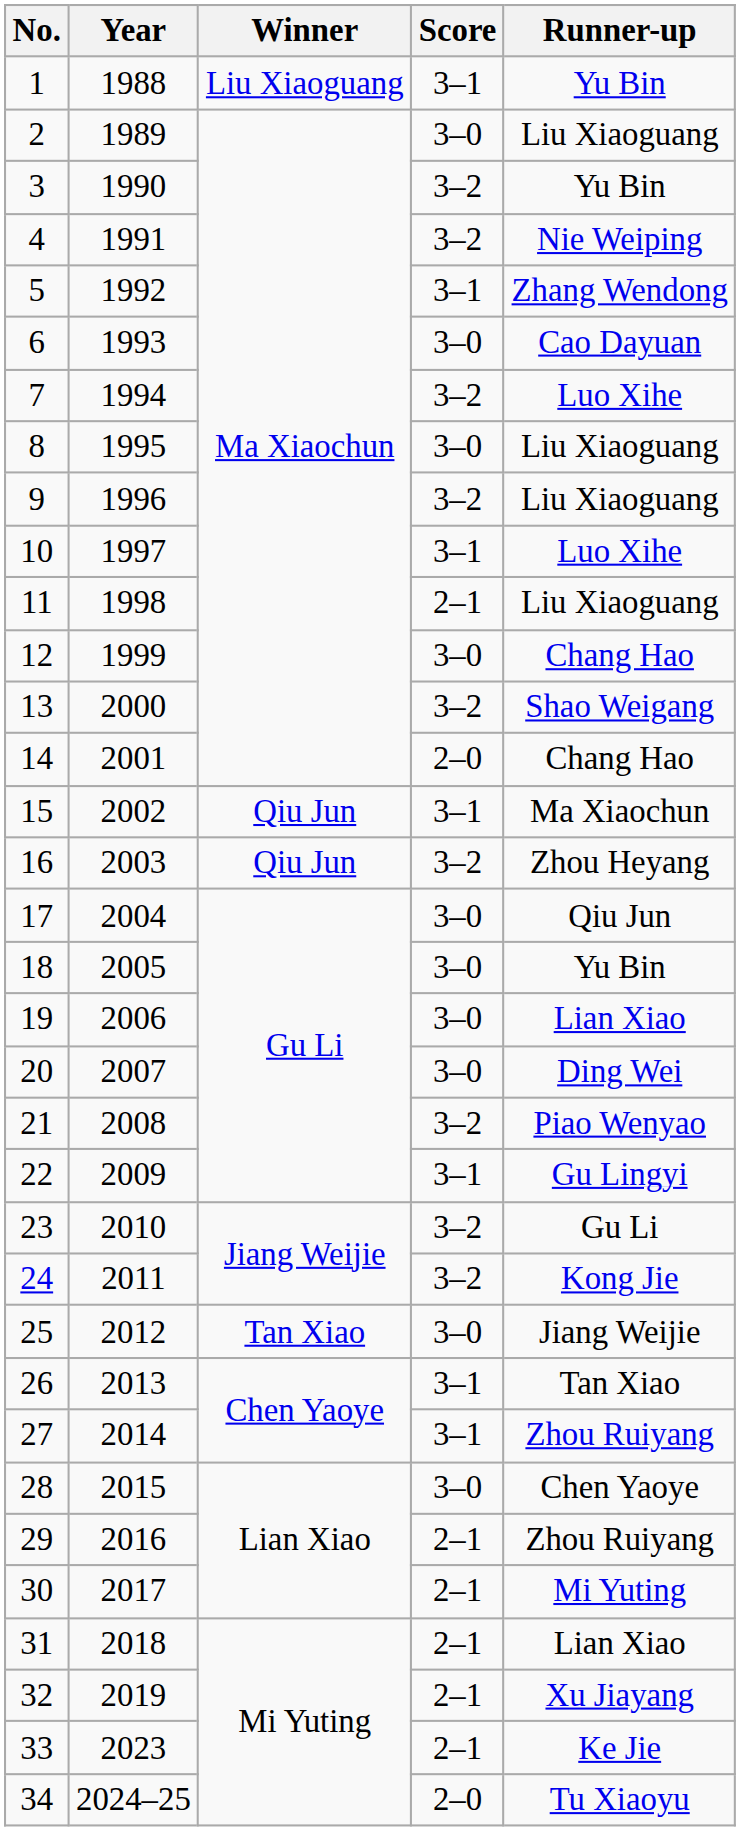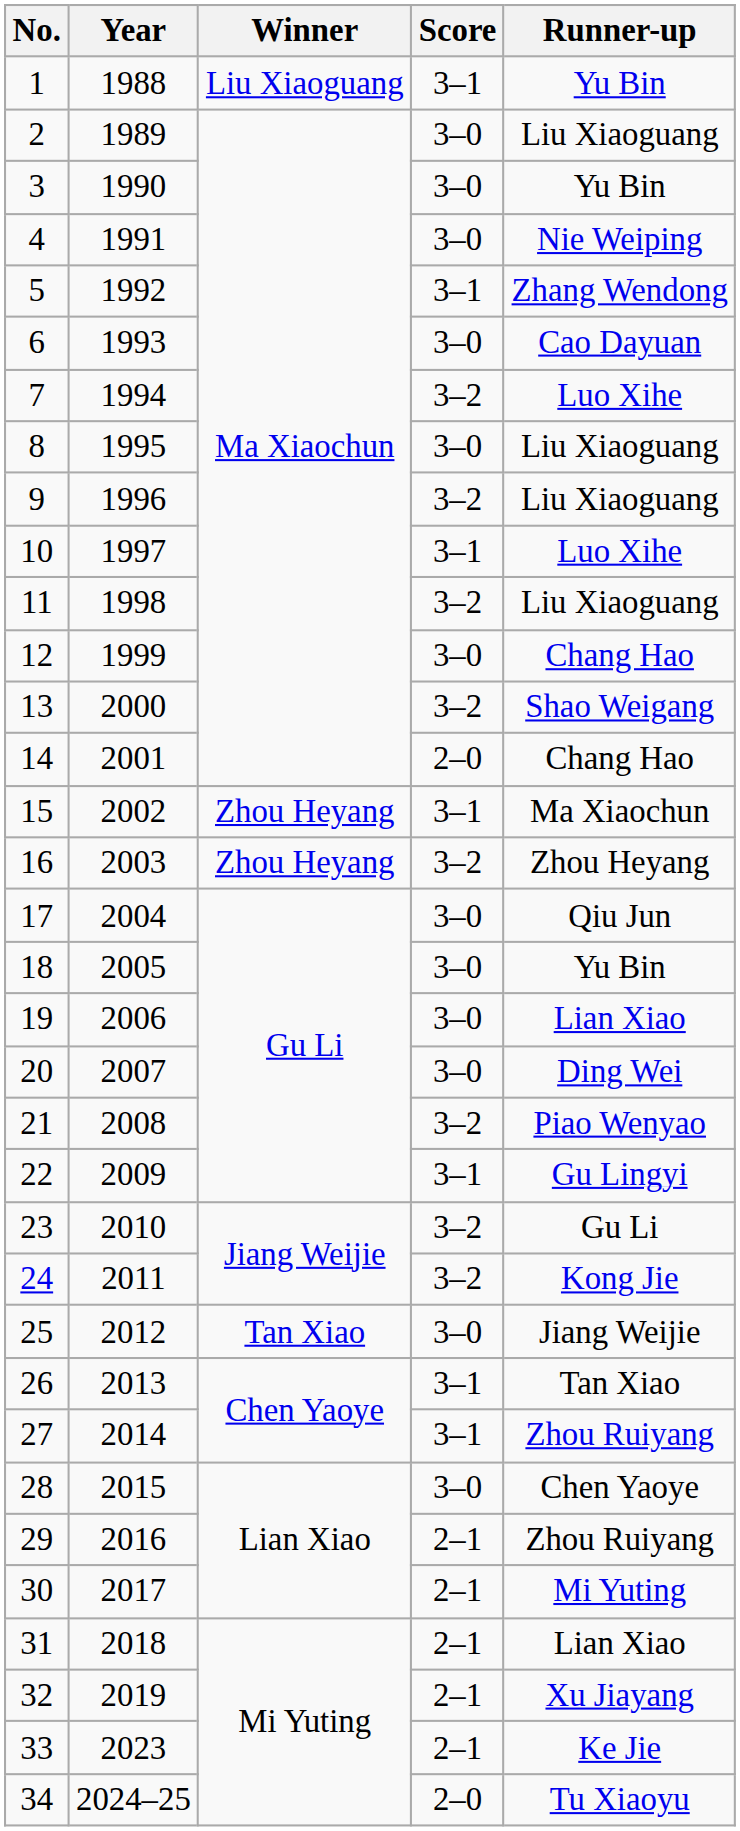(458, 186) 3–2 -> (458, 186) 3–0
(458, 238) 3–2 -> (458, 238) 3–0
(458, 602) 2–1 -> (458, 602) 3–2
(305, 810) Qiu Jun -> (305, 810) Zhou Heyang
(305, 862) Qiu Jun -> (305, 862) Zhou Heyang
